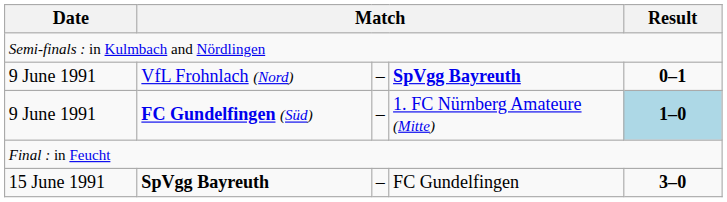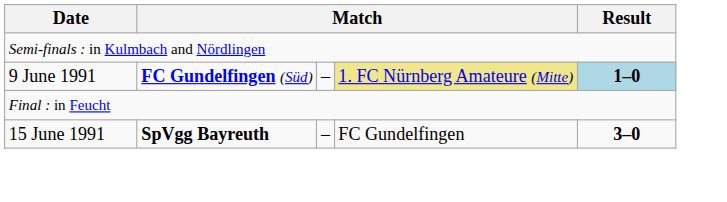- row: (218, 76)
(487, 115) no background -> (456, 76) khaki background
